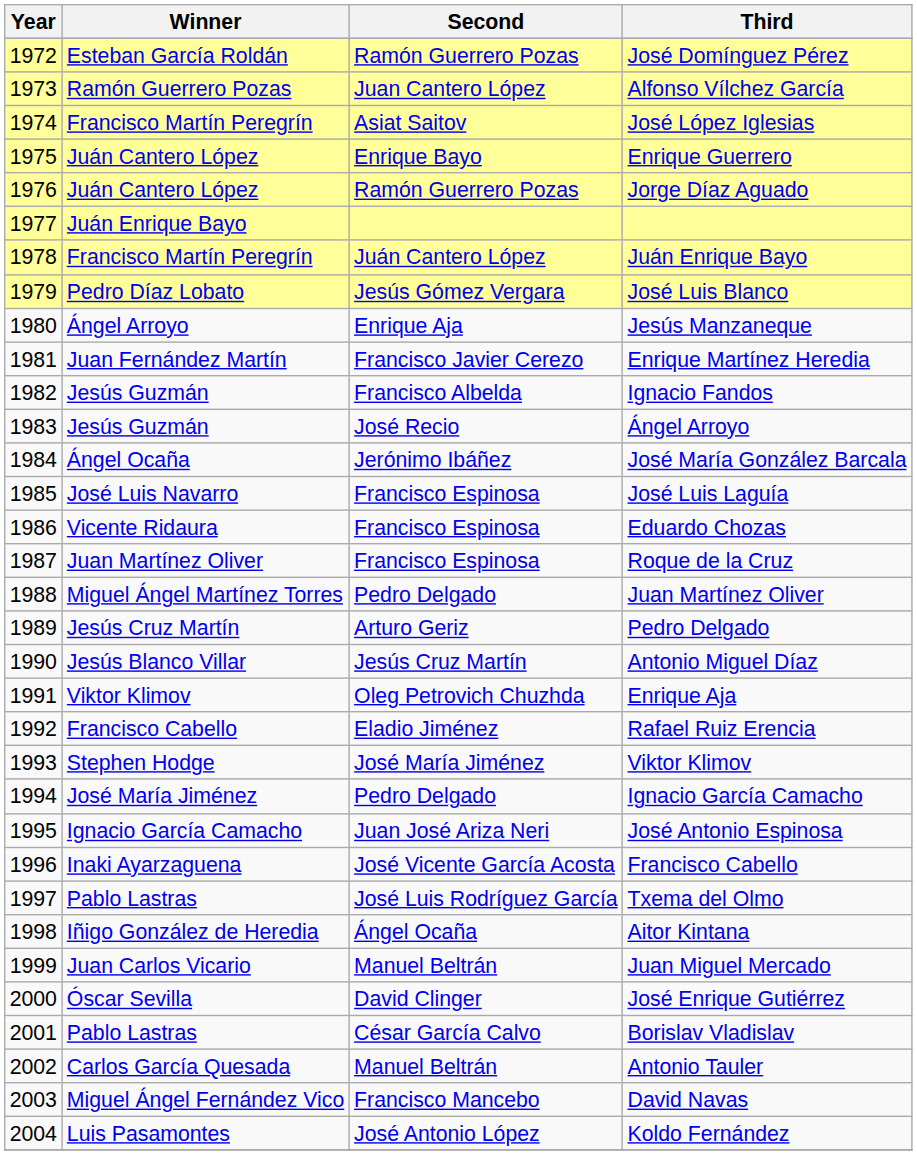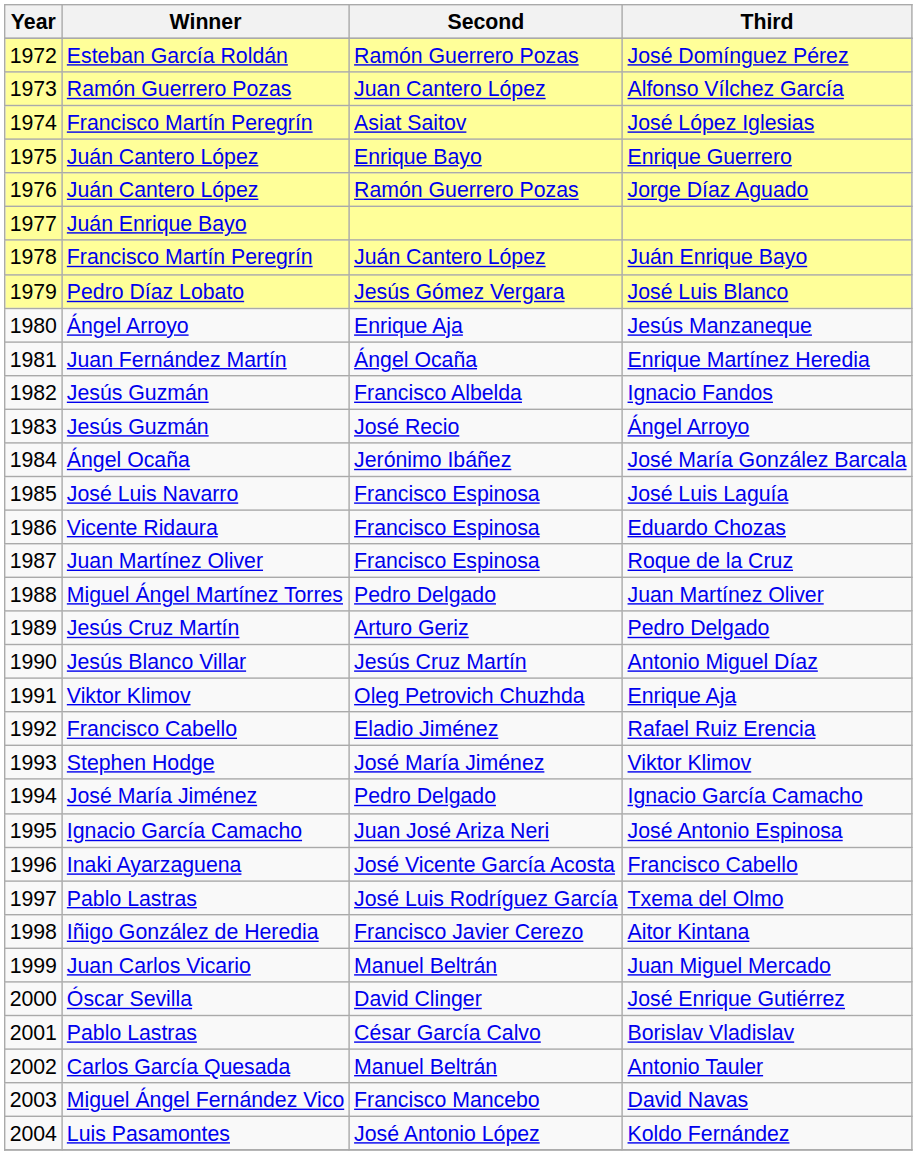(469, 359) Francisco Javier Cerezo -> (416, 359) Ángel Ocaña
(416, 931) Ángel Ocaña -> (469, 931) Francisco Javier Cerezo
